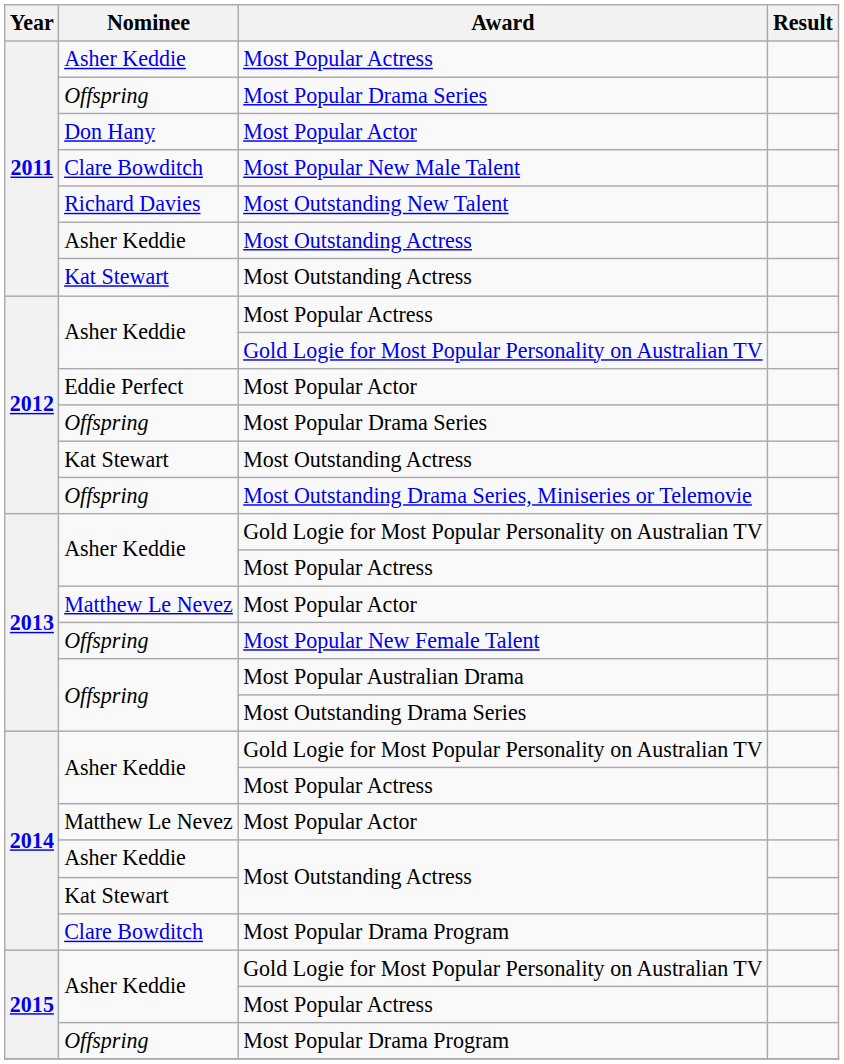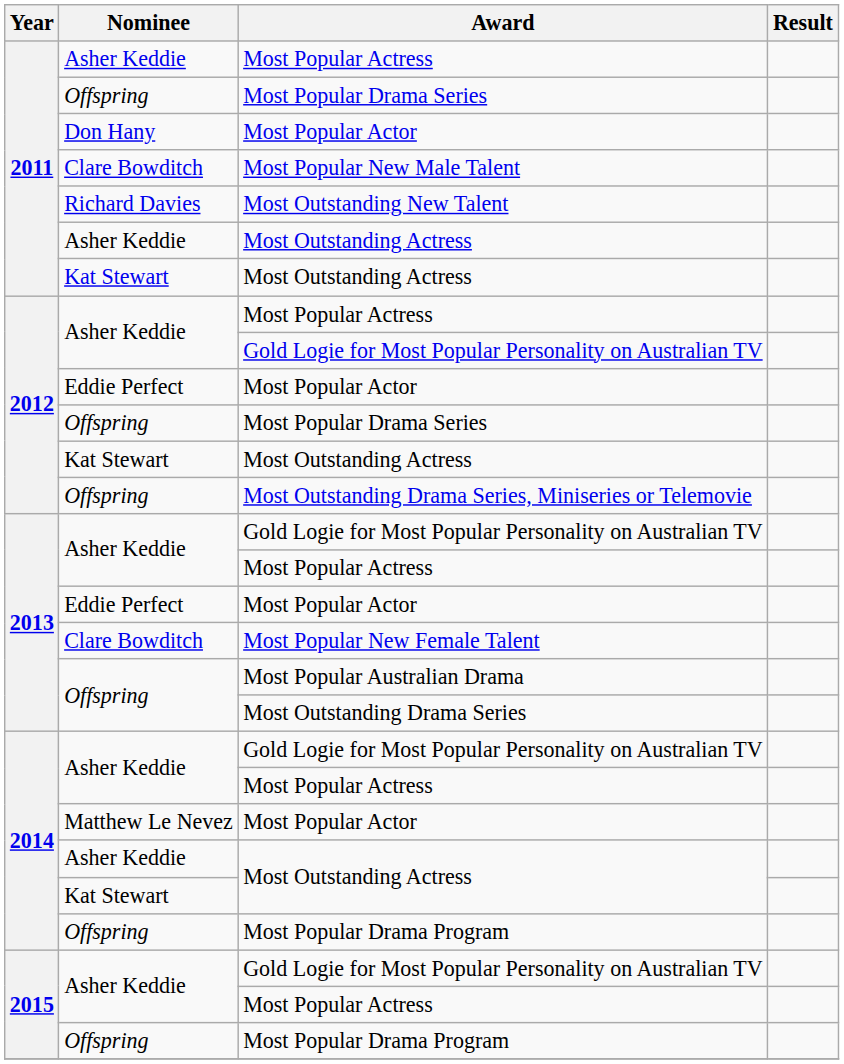(149, 604) Matthew Le Nevez -> (124, 604) Eddie Perfect
(106, 640) Offspring -> (134, 640) Clare Bowditch
(134, 931) Clare Bowditch -> (106, 931) Offspring
